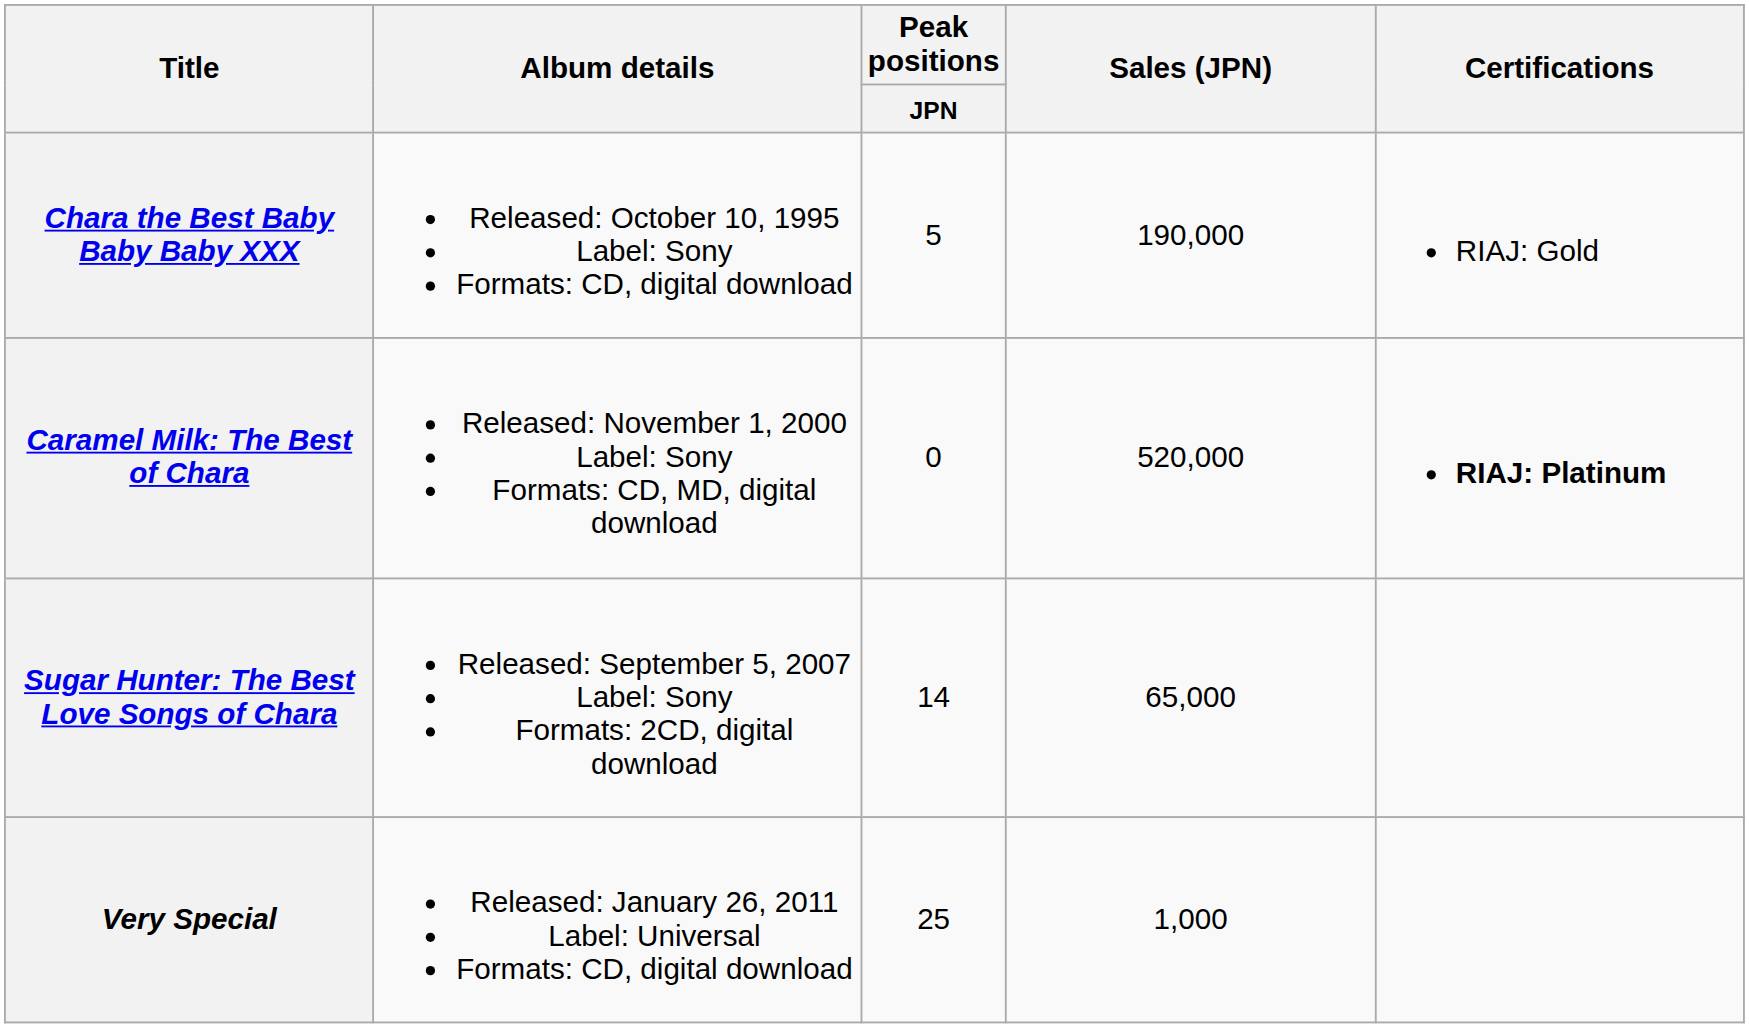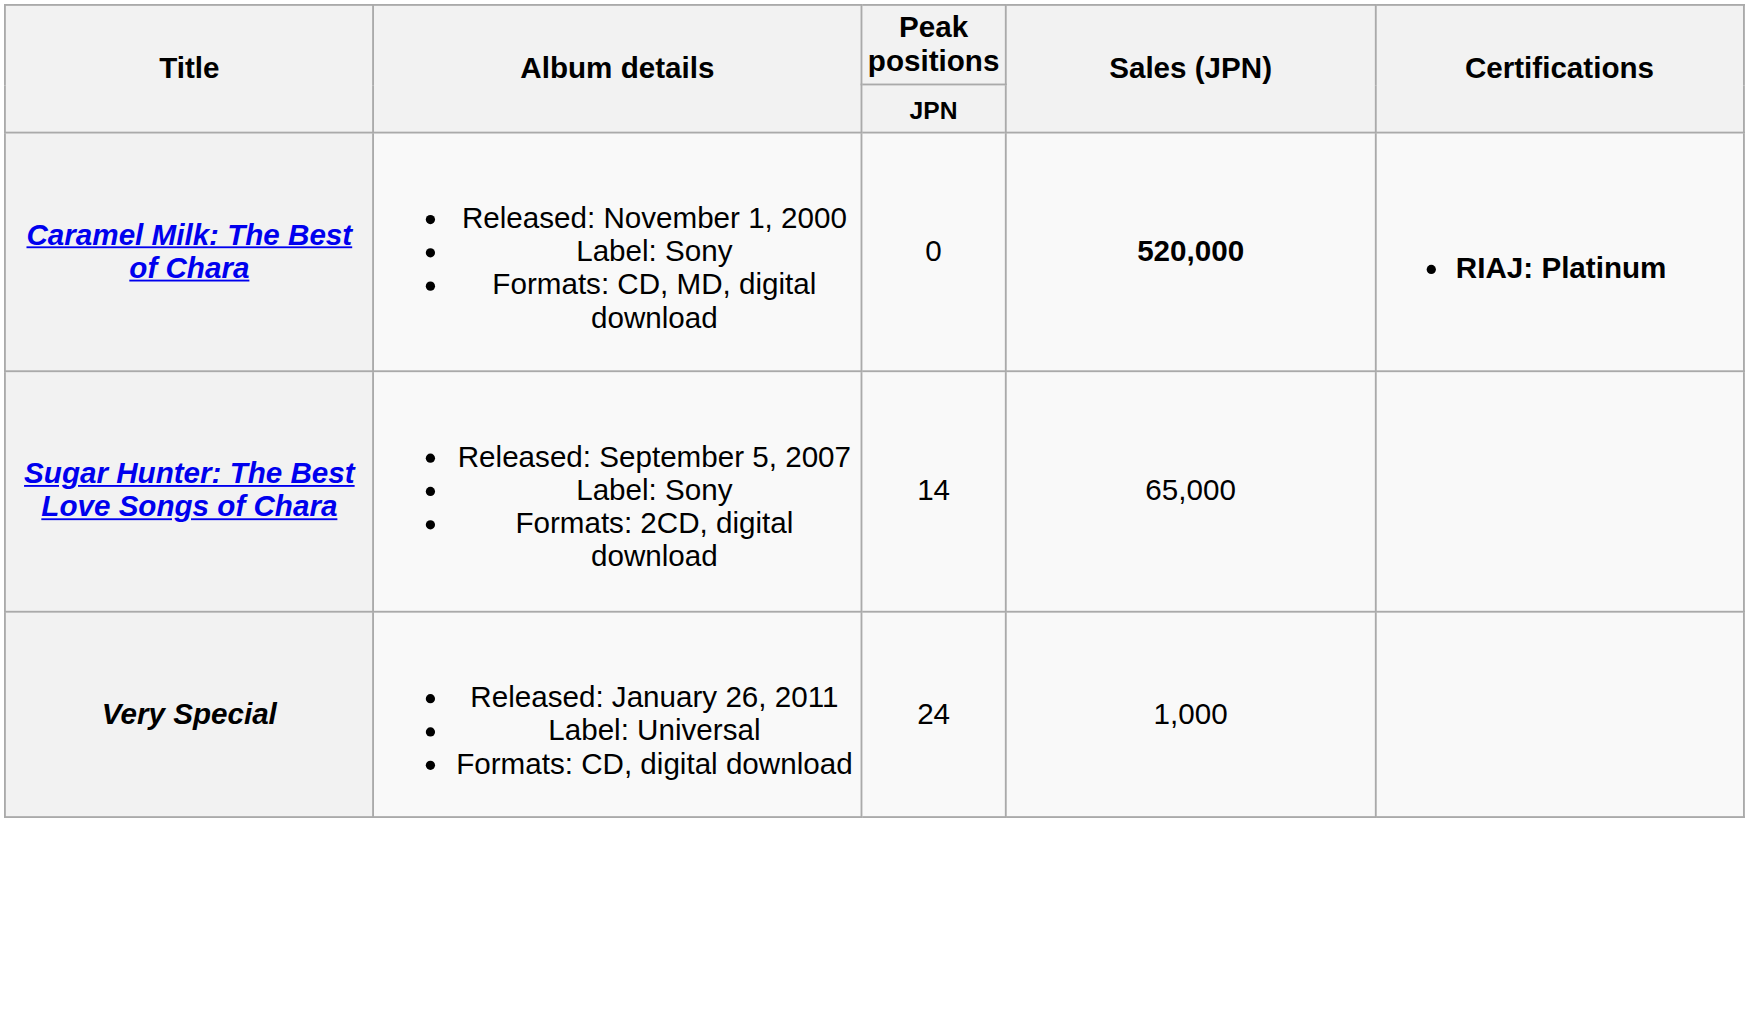- row: (189, 234)
(1191, 457) normal -> (1191, 251) bold
(934, 919) 25 -> (934, 713) 24
